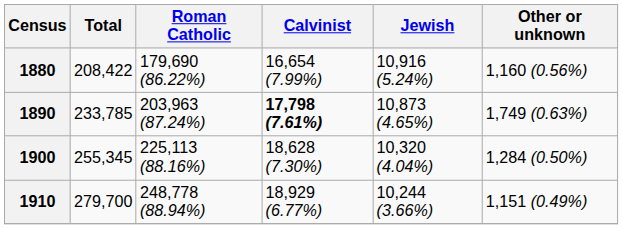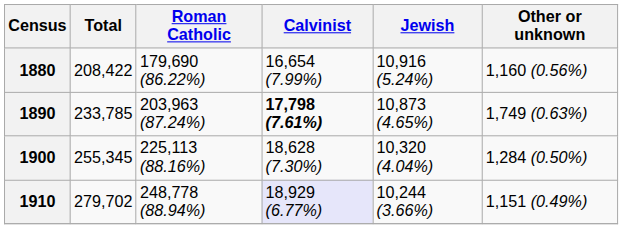(103, 201) 279,700 -> (103, 201) 279,702
(294, 201) no background -> (294, 201) lavender background
